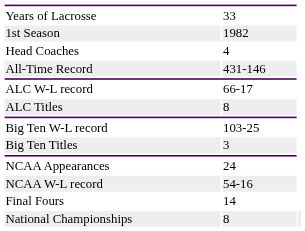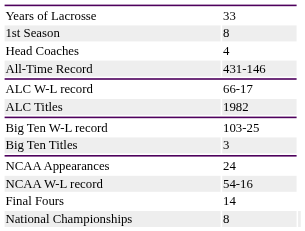(236, 33) 1982 -> (226, 33) 8
(226, 107) 8 -> (236, 107) 1982
